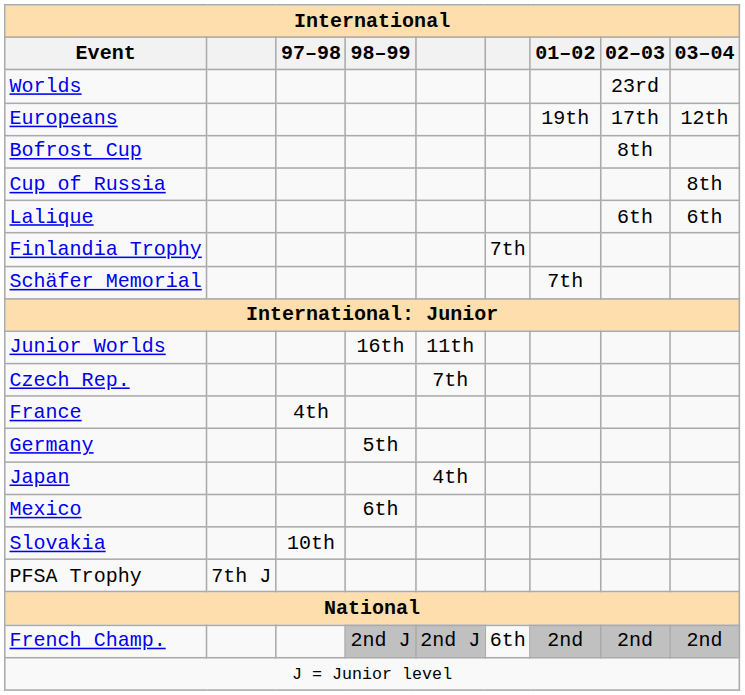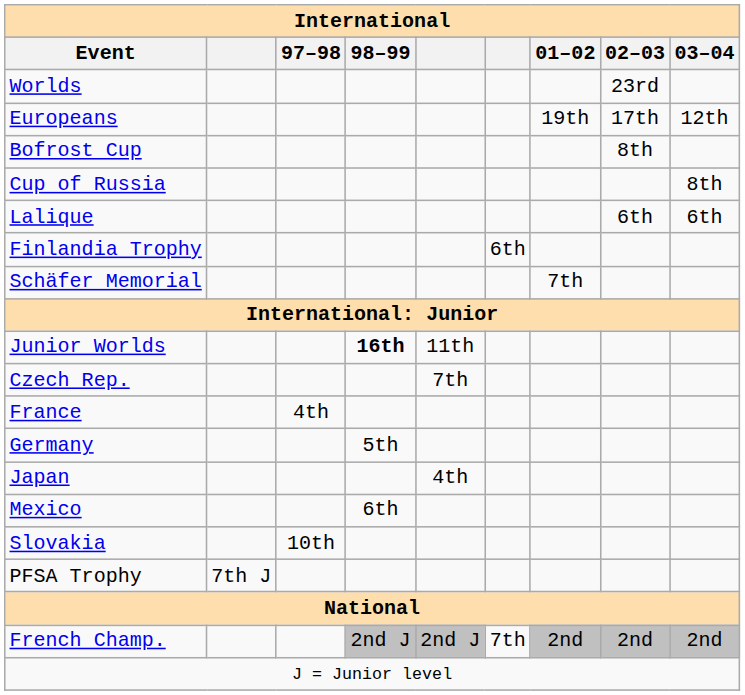(508, 249) 7th -> (508, 249) 6th
(381, 347) normal -> (381, 347) bold
(508, 641) 6th -> (508, 641) 7th
